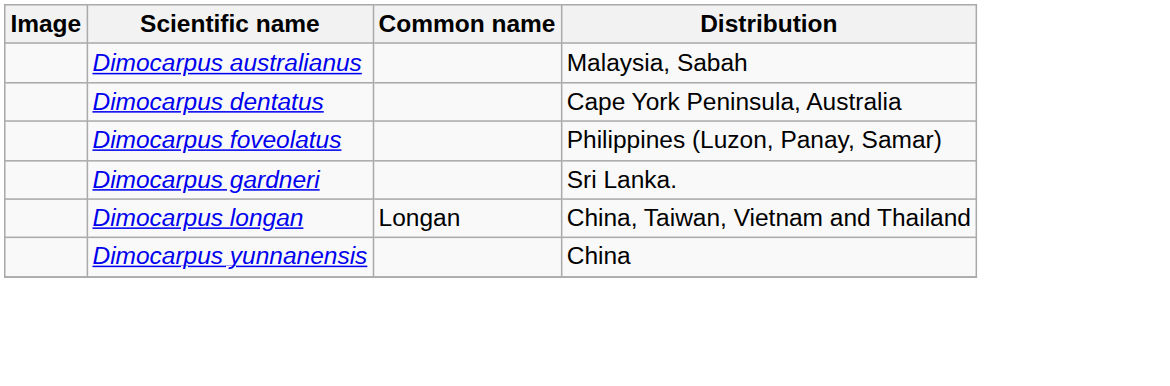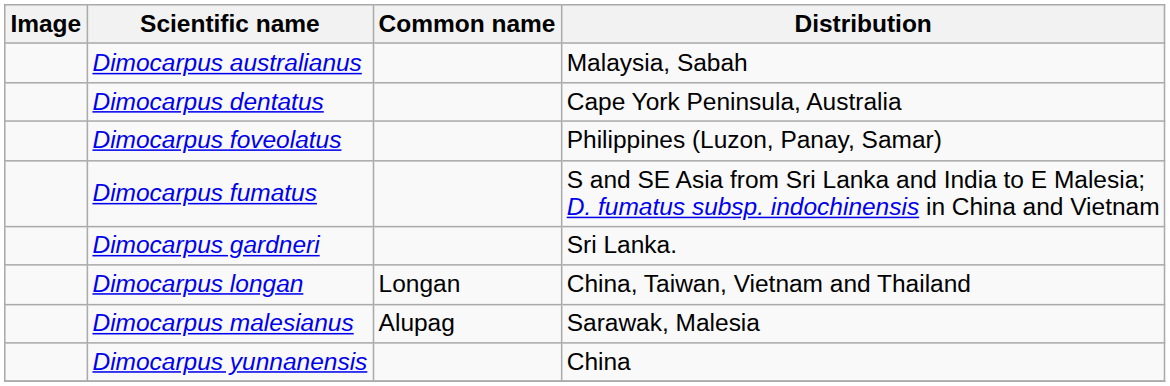+ row: (205, 192)
+ row: (223, 323)
